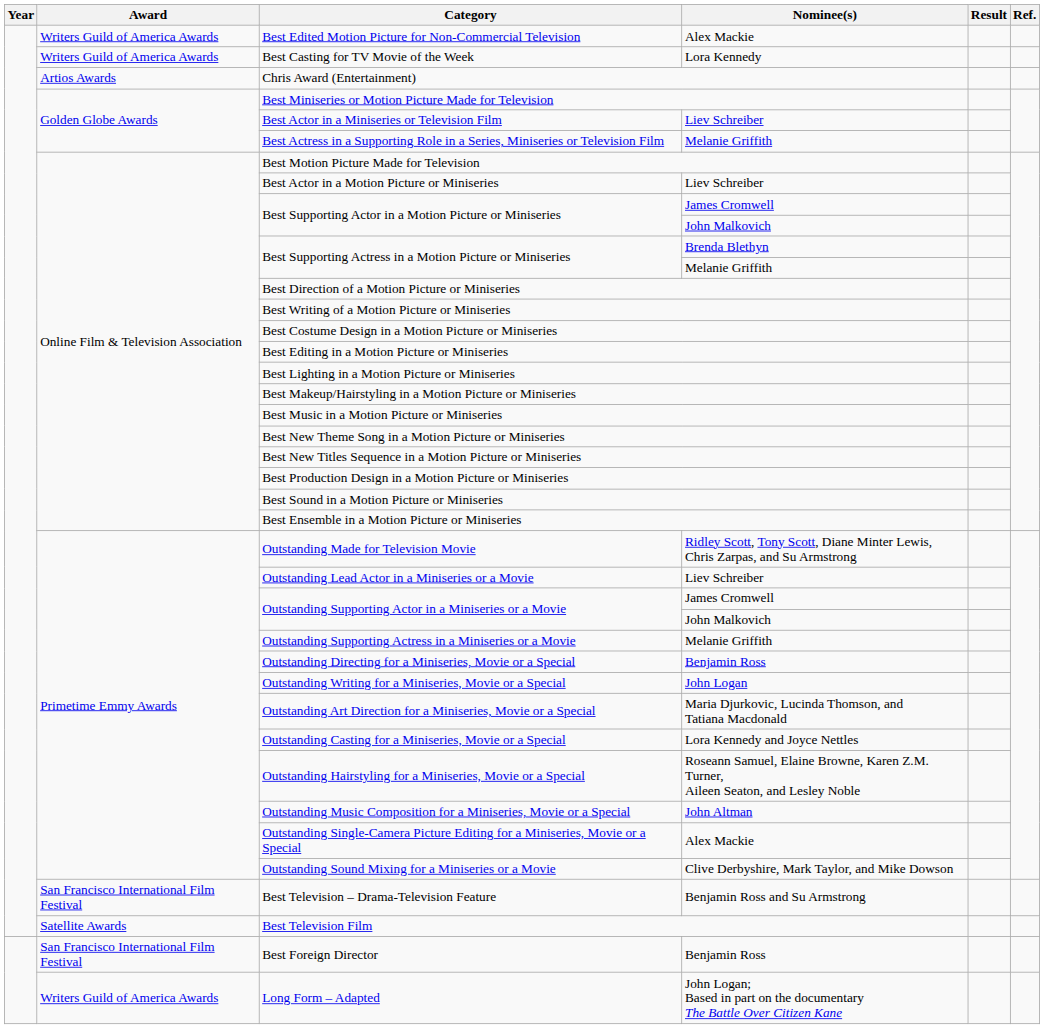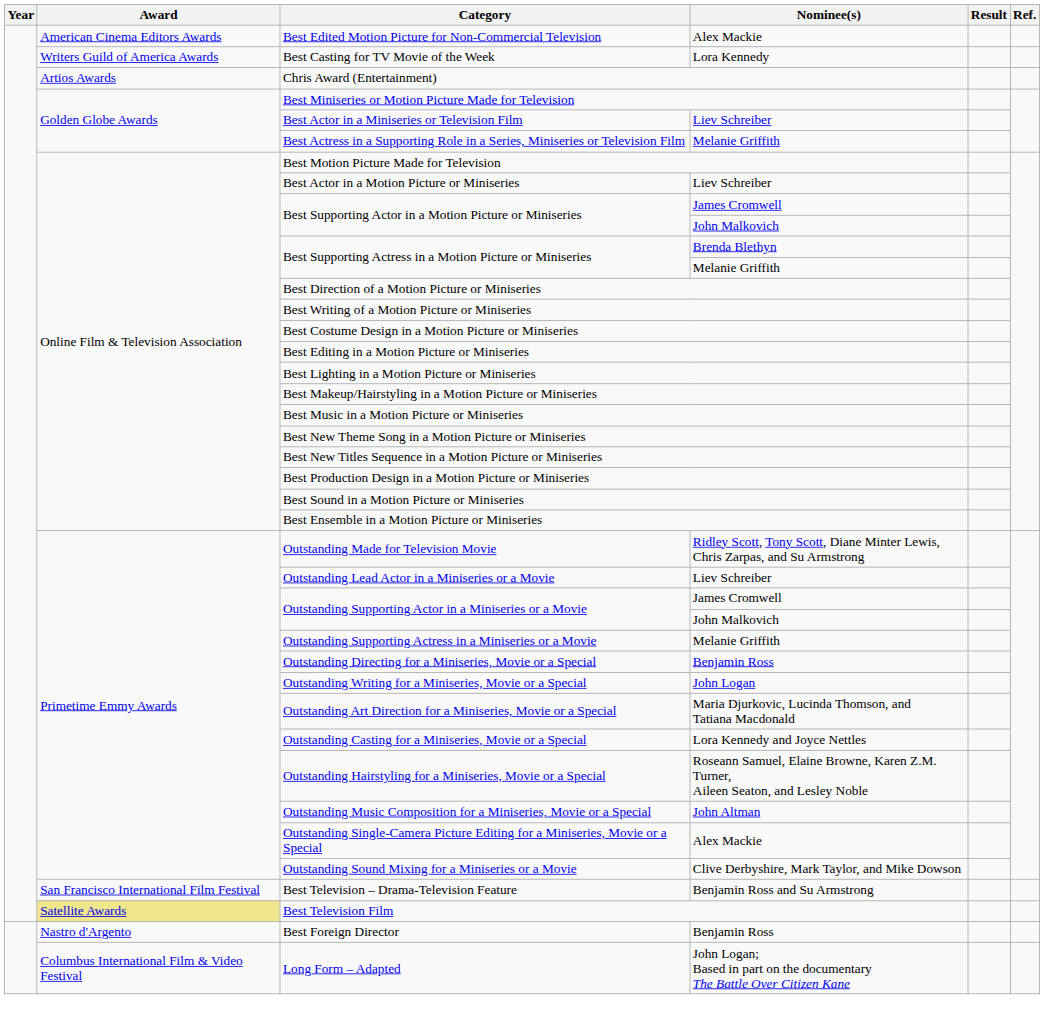(129, 36) Writers Guild of America Awards -> (131, 36) American Cinema Editors Awards
(83, 926) no background -> (83, 911) khaki background
(127, 954) San Francisco International Film Festival -> (86, 932) Nastro d'Argento
(129, 998) Writers Guild of America Awards -> (141, 968) Columbus International Film & Video Festival
